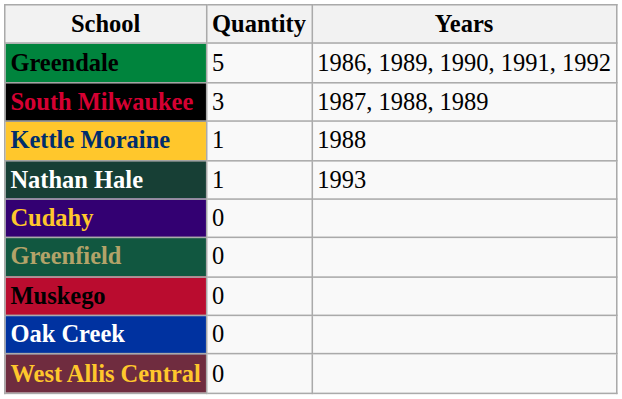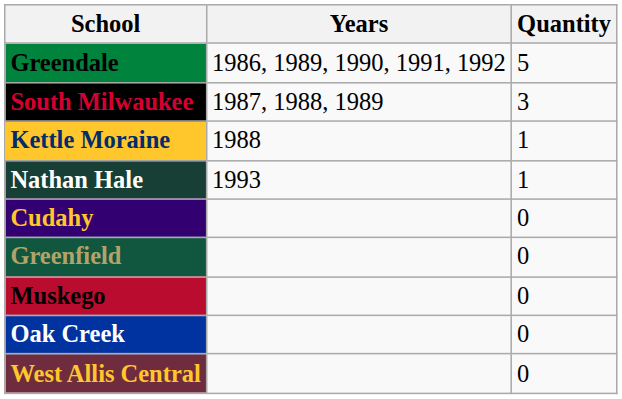columns swapped: (259, 23) <-> (464, 23)
